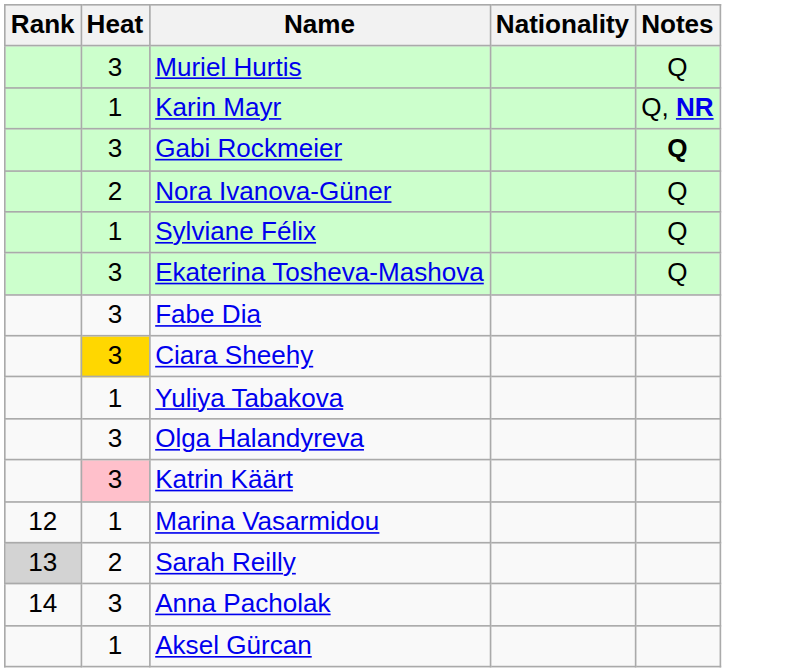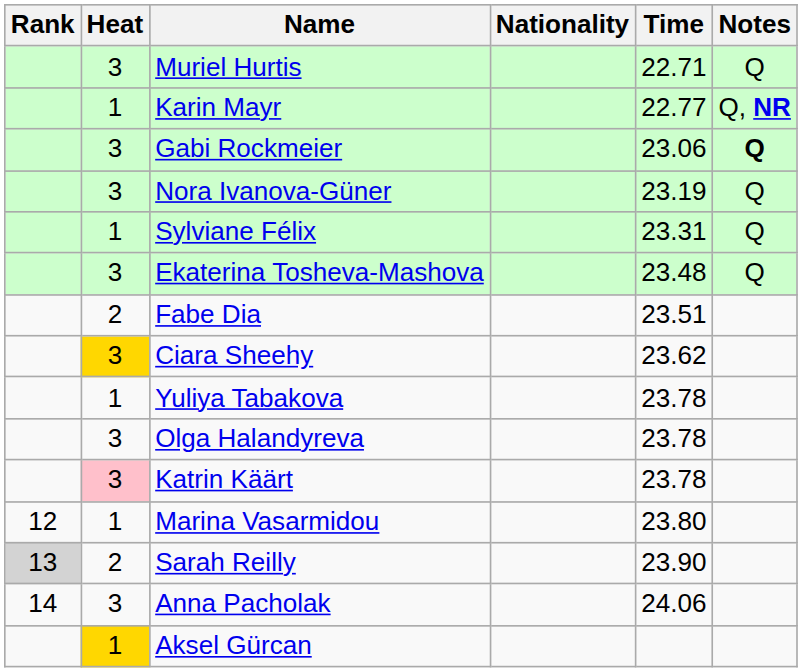+ column: (674, 25)
(115, 190) 2 -> (115, 190) 3
(115, 314) 3 -> (115, 314) 2
(115, 645) no background -> (115, 645) gold background
